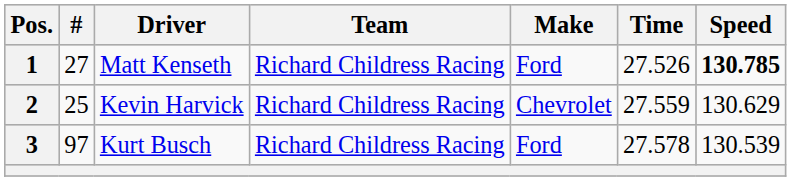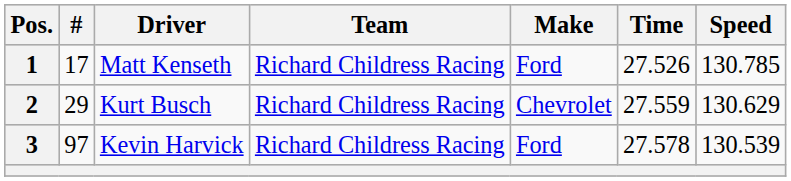(76, 64) 27 -> (76, 64) 17
(741, 64) bold -> (741, 64) normal
(76, 104) 25 -> (76, 104) 29
(172, 104) Kevin Harvick -> (156, 104) Kurt Busch
(156, 145) Kurt Busch -> (172, 145) Kevin Harvick
